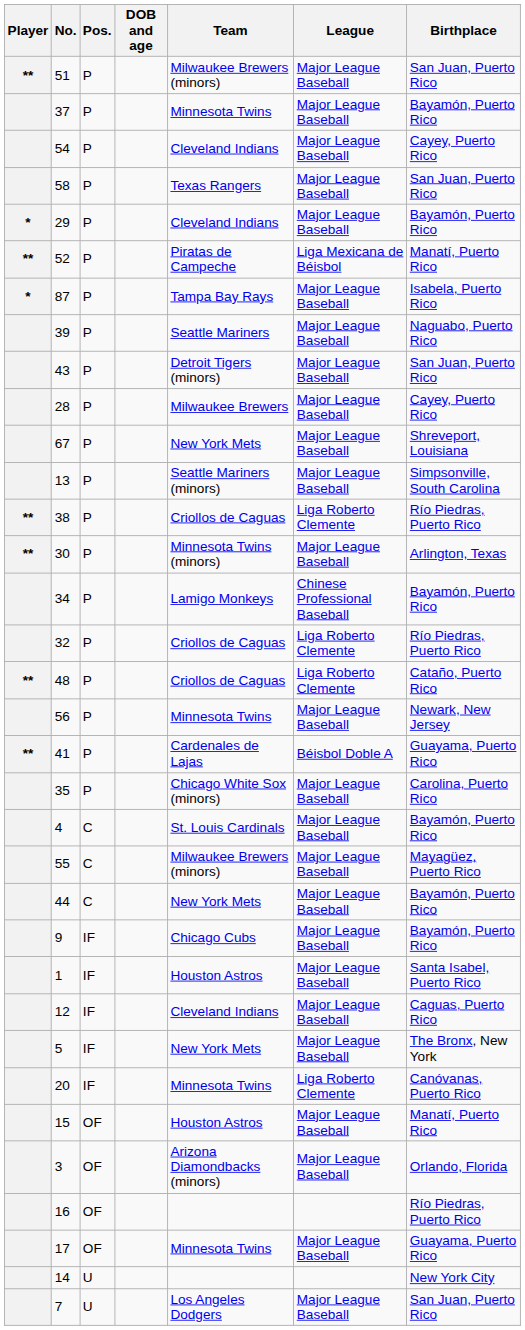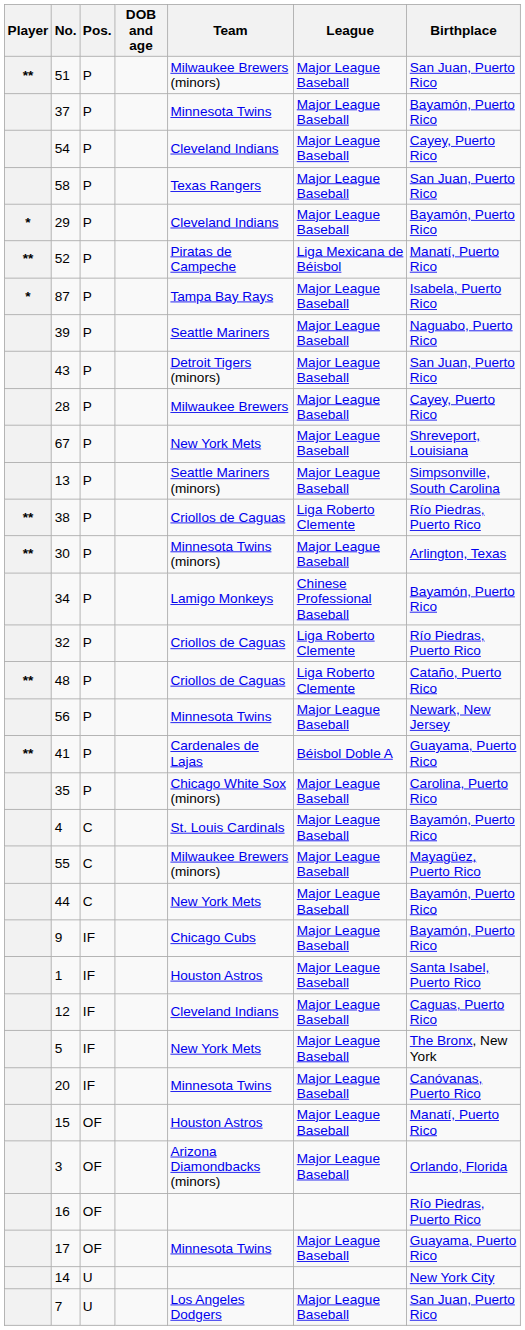(336, 1085) Liga Roberto Clemente -> (338, 1085) Major League Baseball
